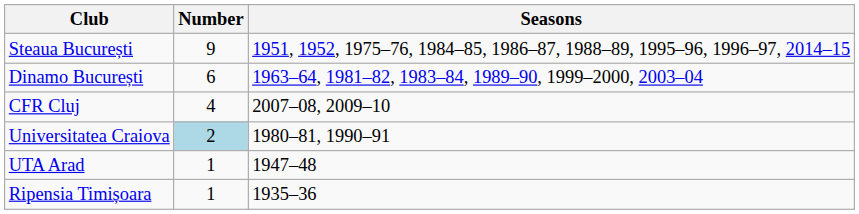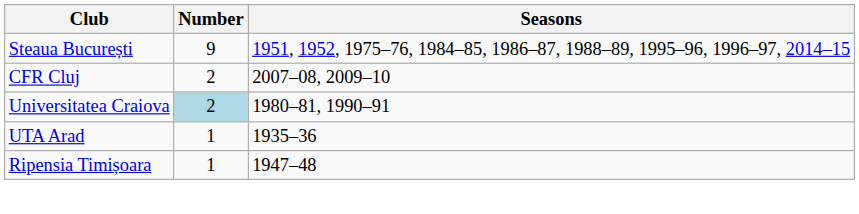- row: (76, 77)
(211, 106) 4 -> (211, 77) 2
(284, 164) 1947–48 -> (284, 135) 1935–36
(284, 194) 1935–36 -> (284, 164) 1947–48
